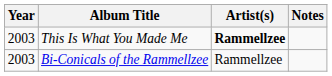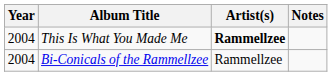(21, 38) 2003 -> (21, 38) 2004
(21, 60) 2003 -> (21, 60) 2004
